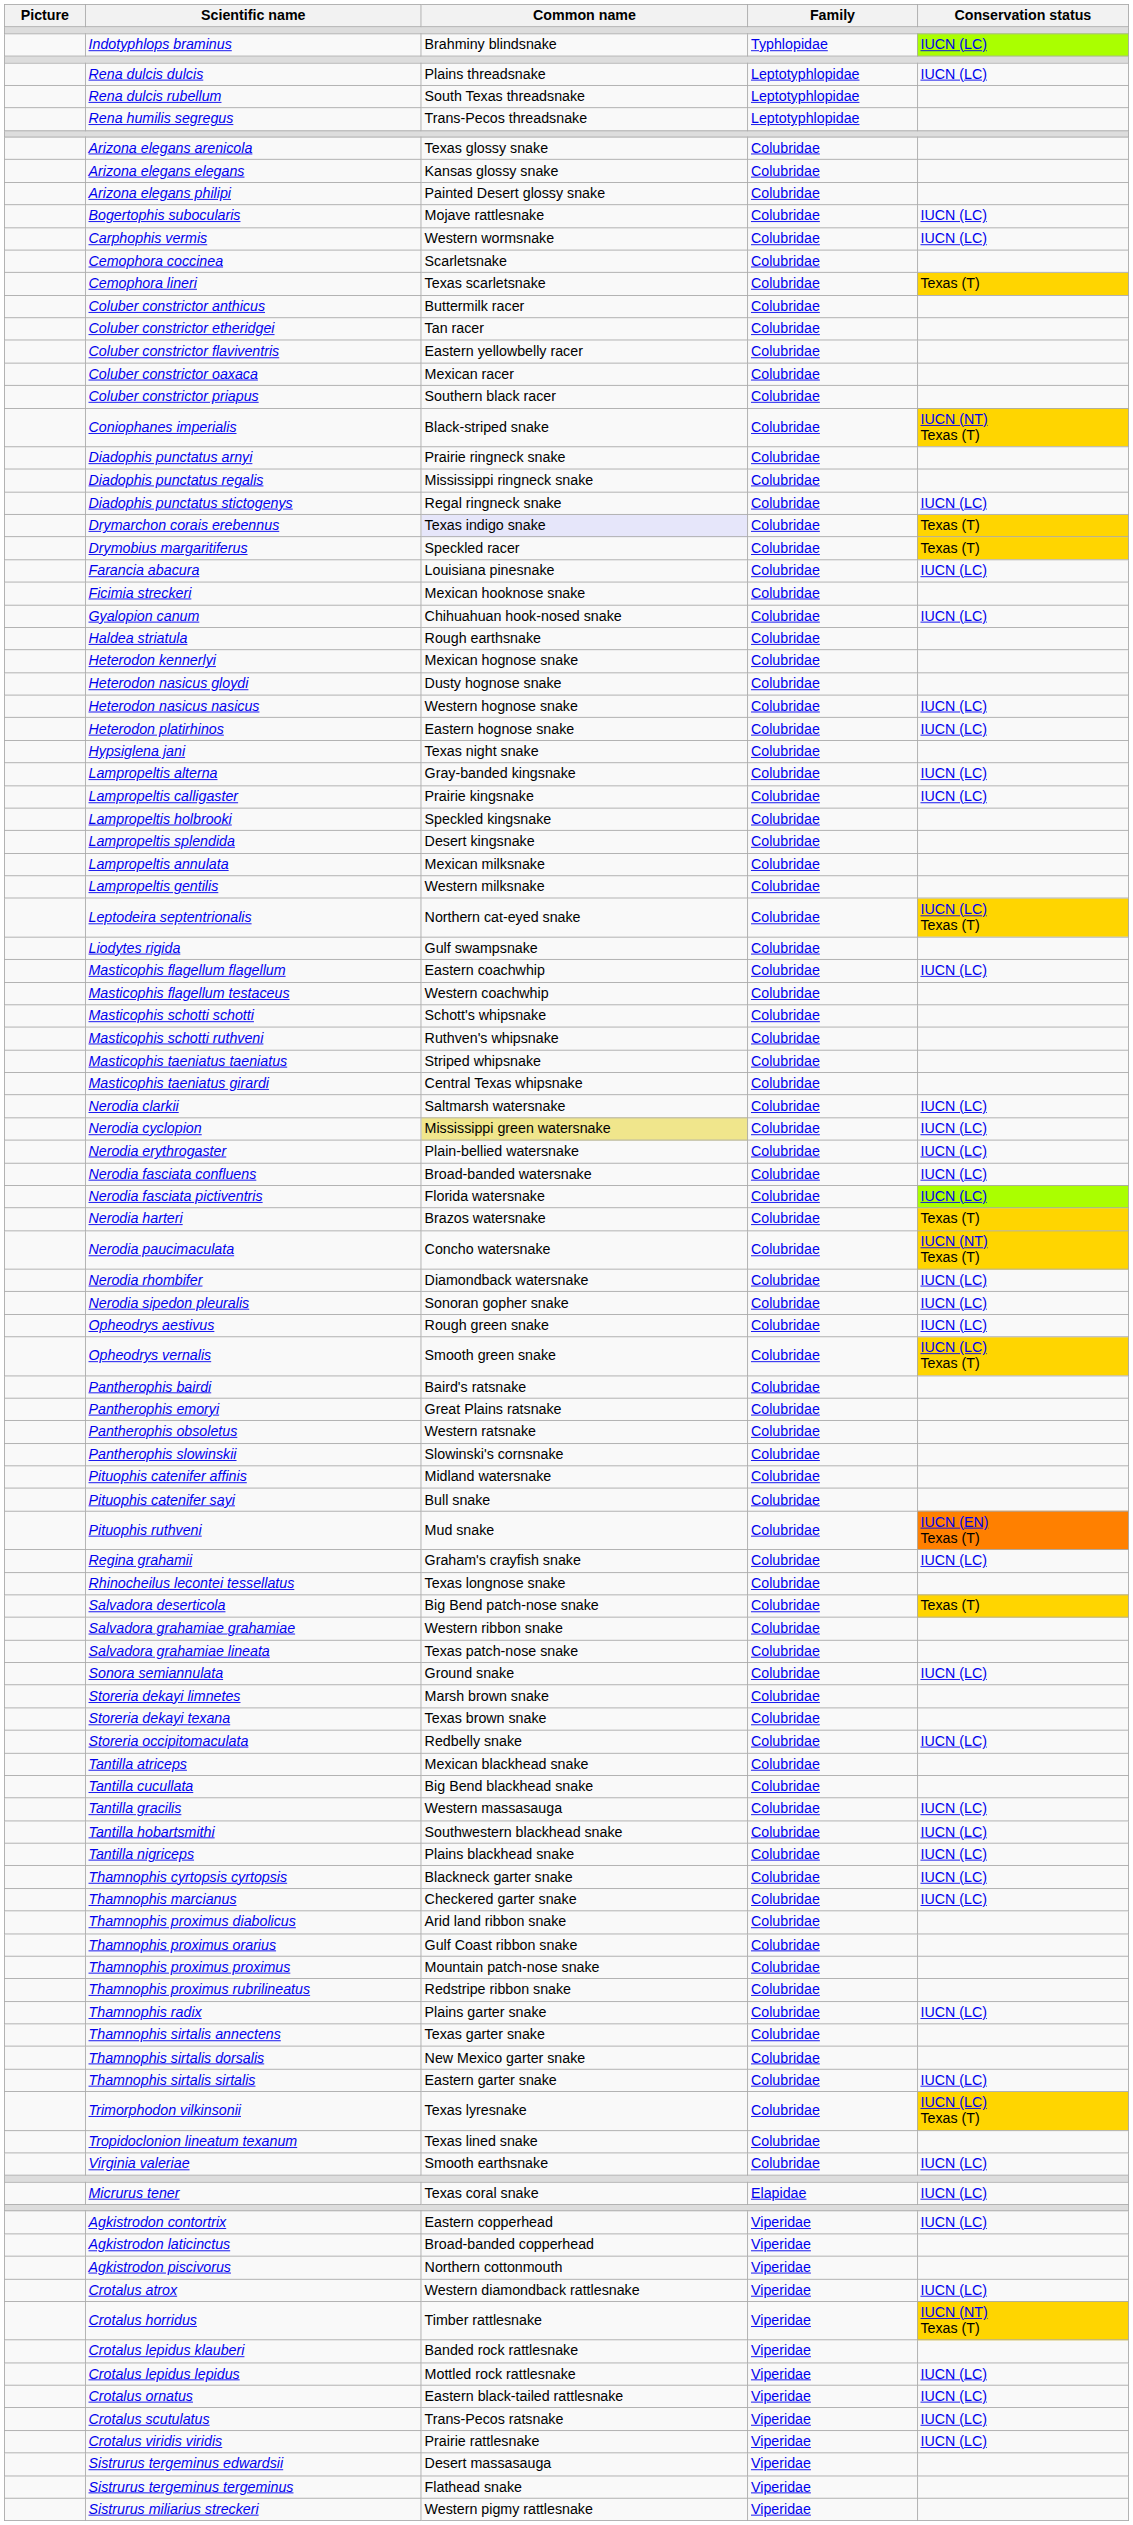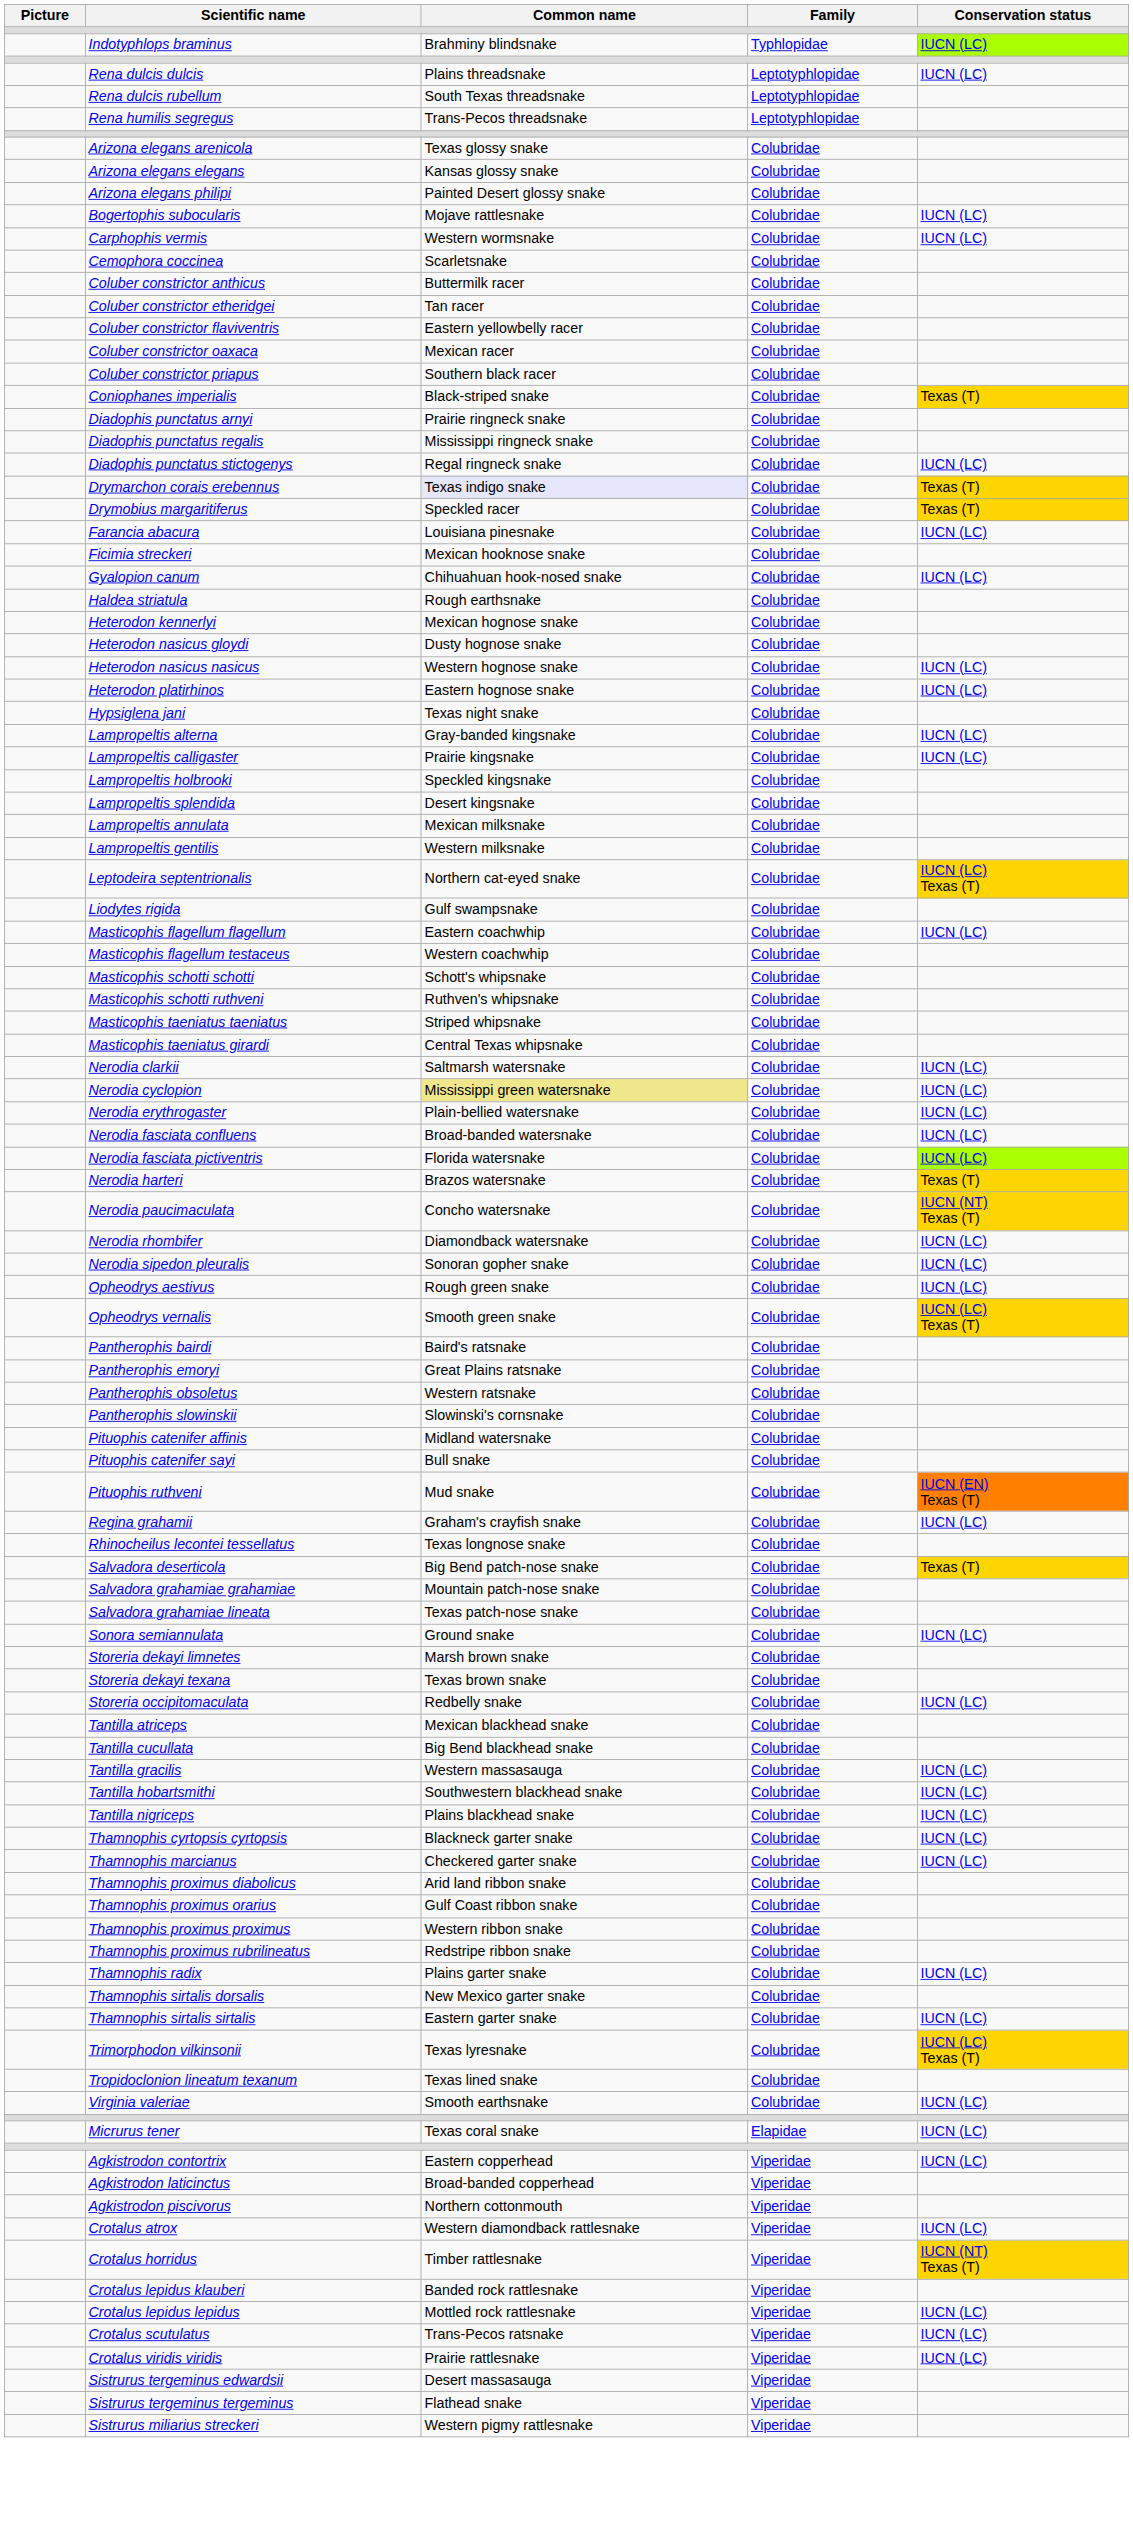- row: (143, 283)
(954, 427) IUCN (NT) Texas (T) -> (950, 396) Texas (T)
(494, 1628) Western ribbon snake -> (512, 1590) Mountain patch-nose snake
(512, 1967) Mountain patch-nose snake -> (494, 1928) Western ribbon snake
- row: (185, 2035)
- row: (141, 2396)
